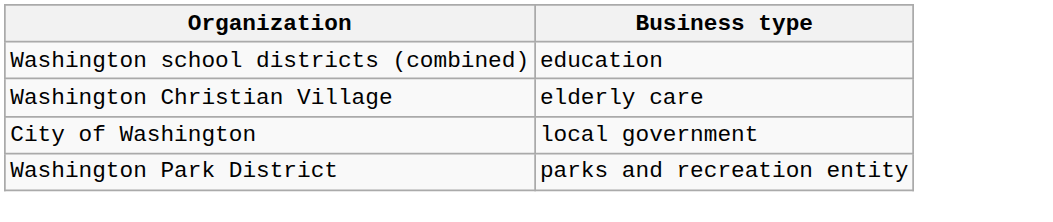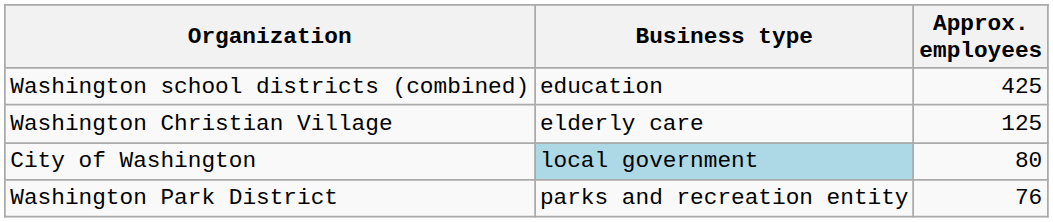+ column: (981, 37)
(649, 135) no background -> (649, 161) lightblue background
